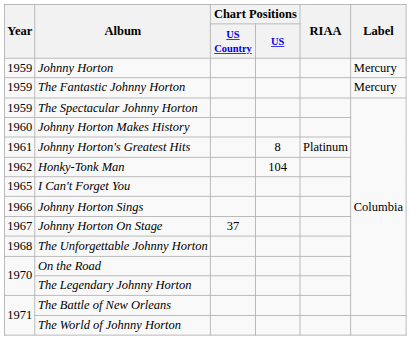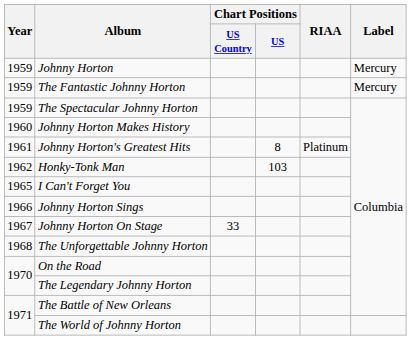(278, 166) 104 -> (278, 166) 103
(233, 226) 37 -> (233, 226) 33
